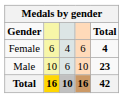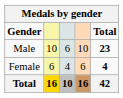rows swapped: (24, 66) <-> (24, 48)
